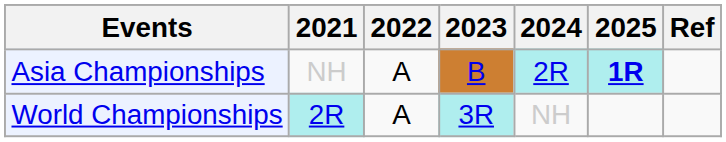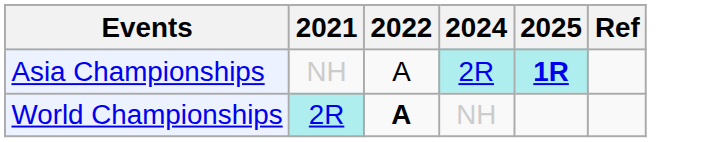- column: (476, 27)
(401, 115) normal -> (401, 115) bold
